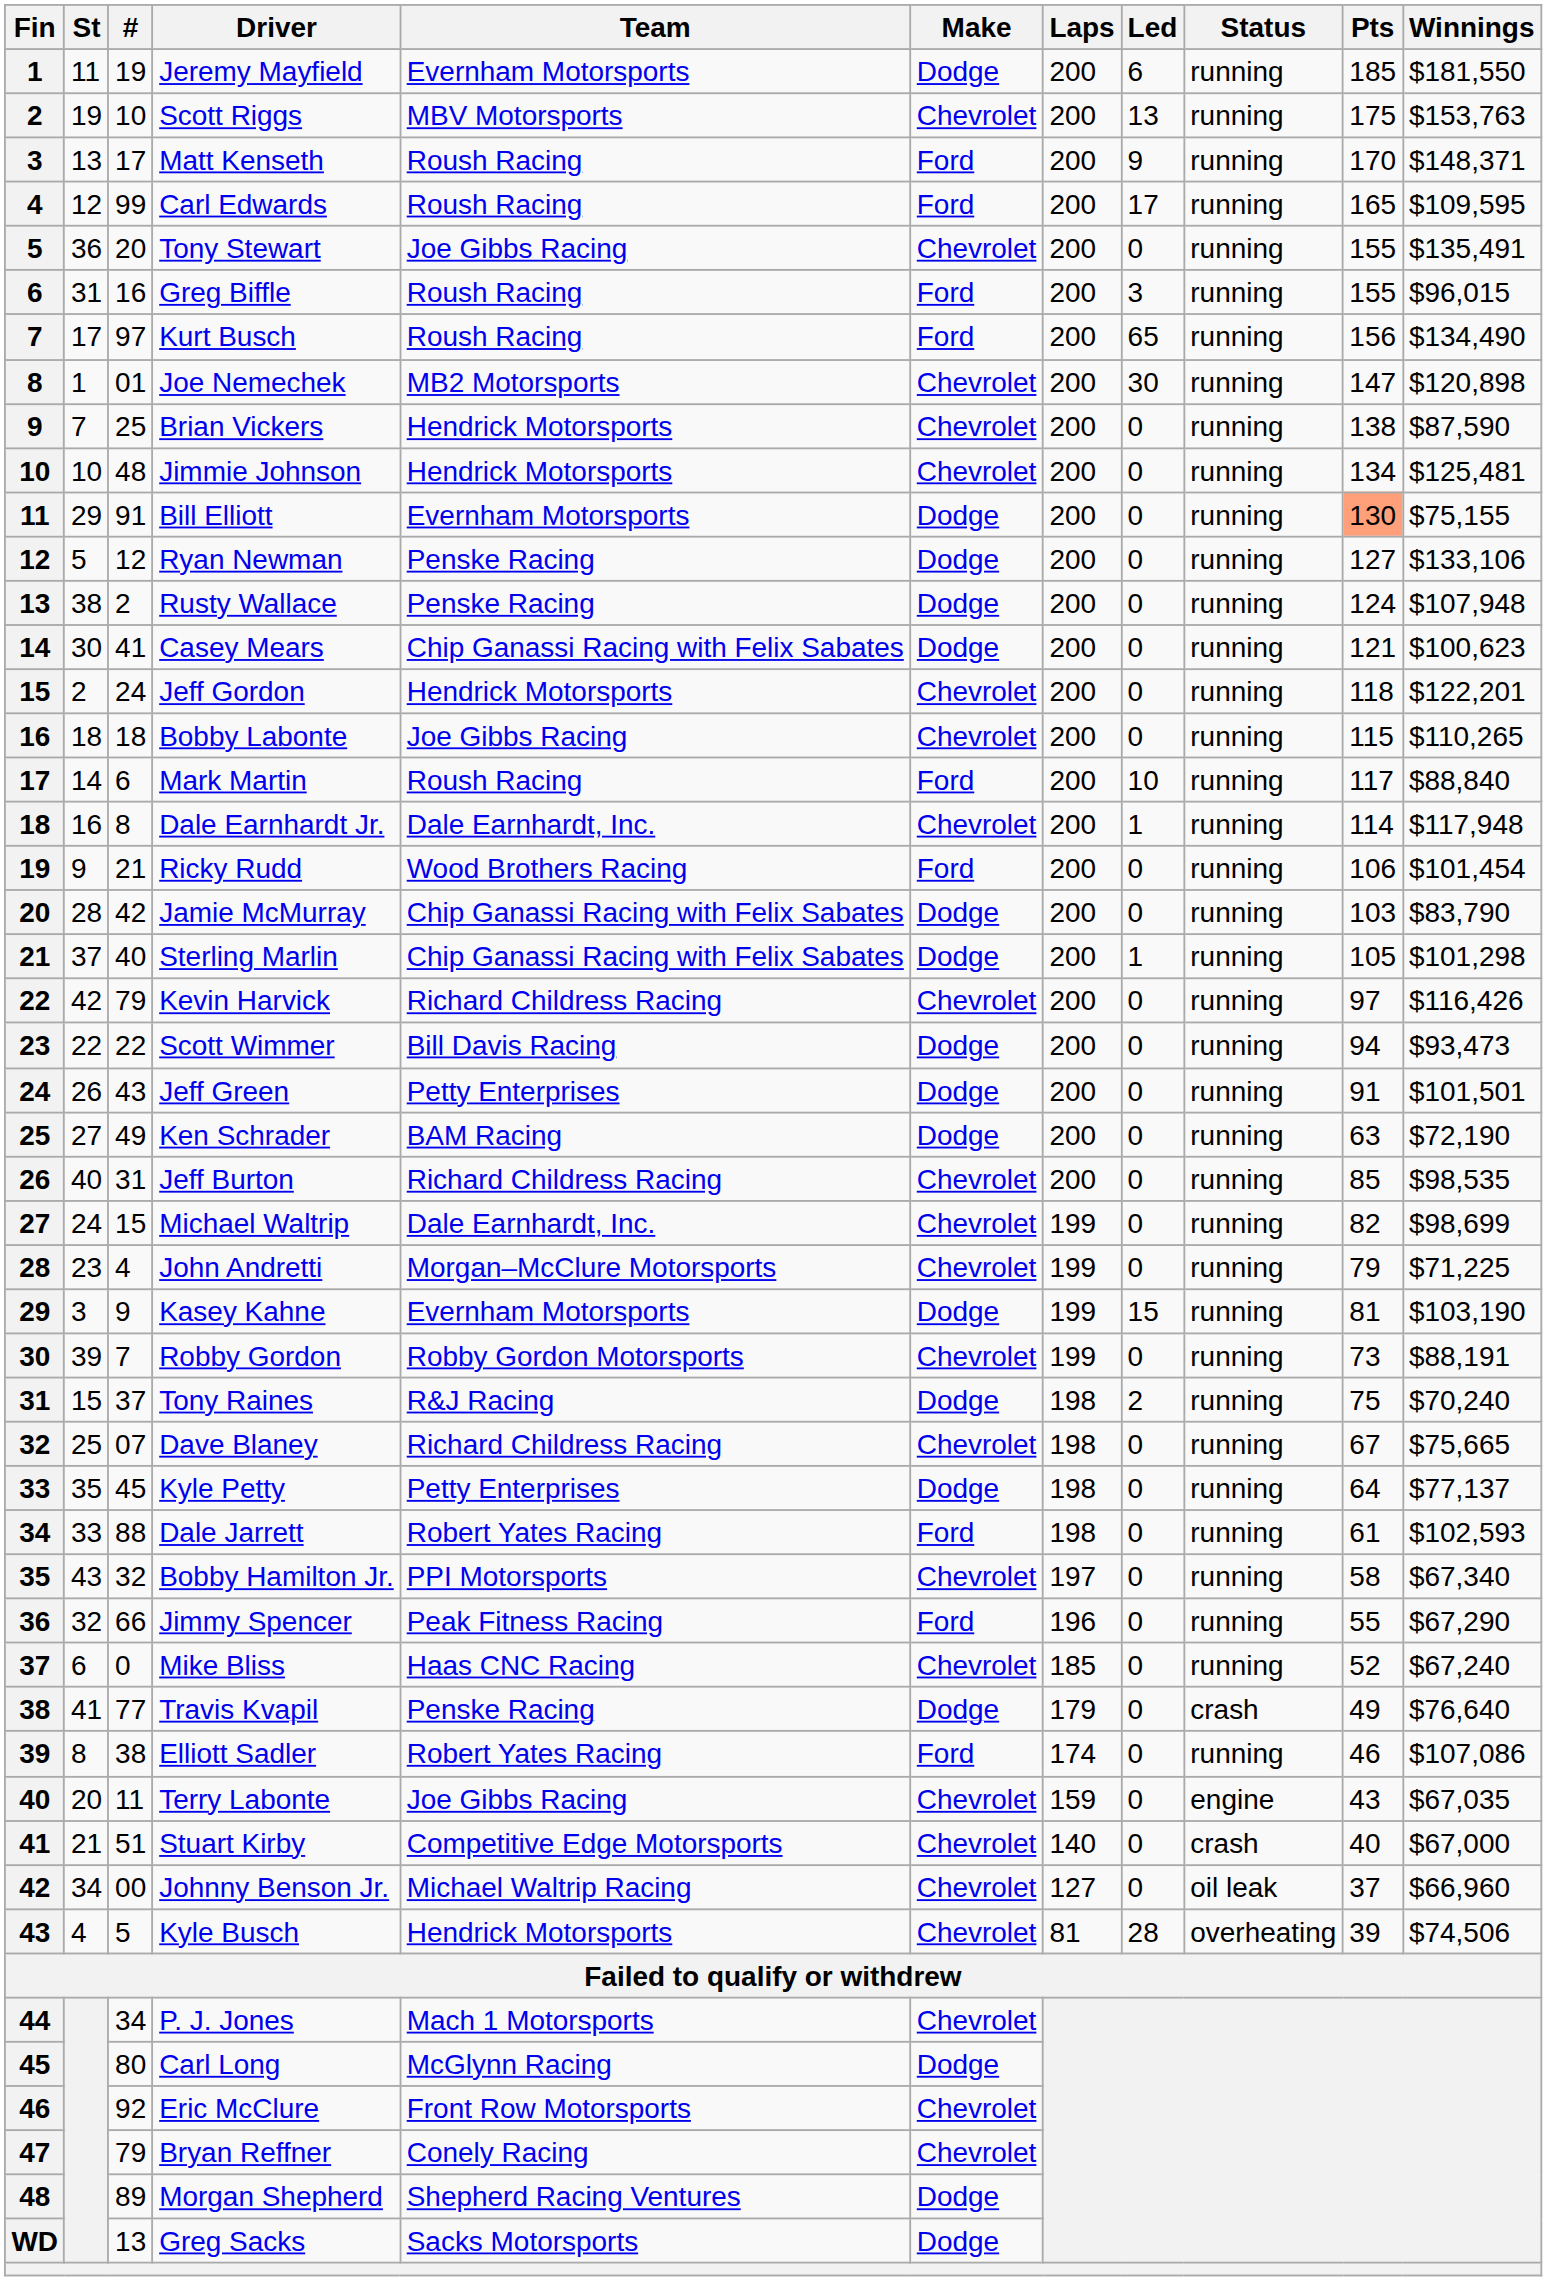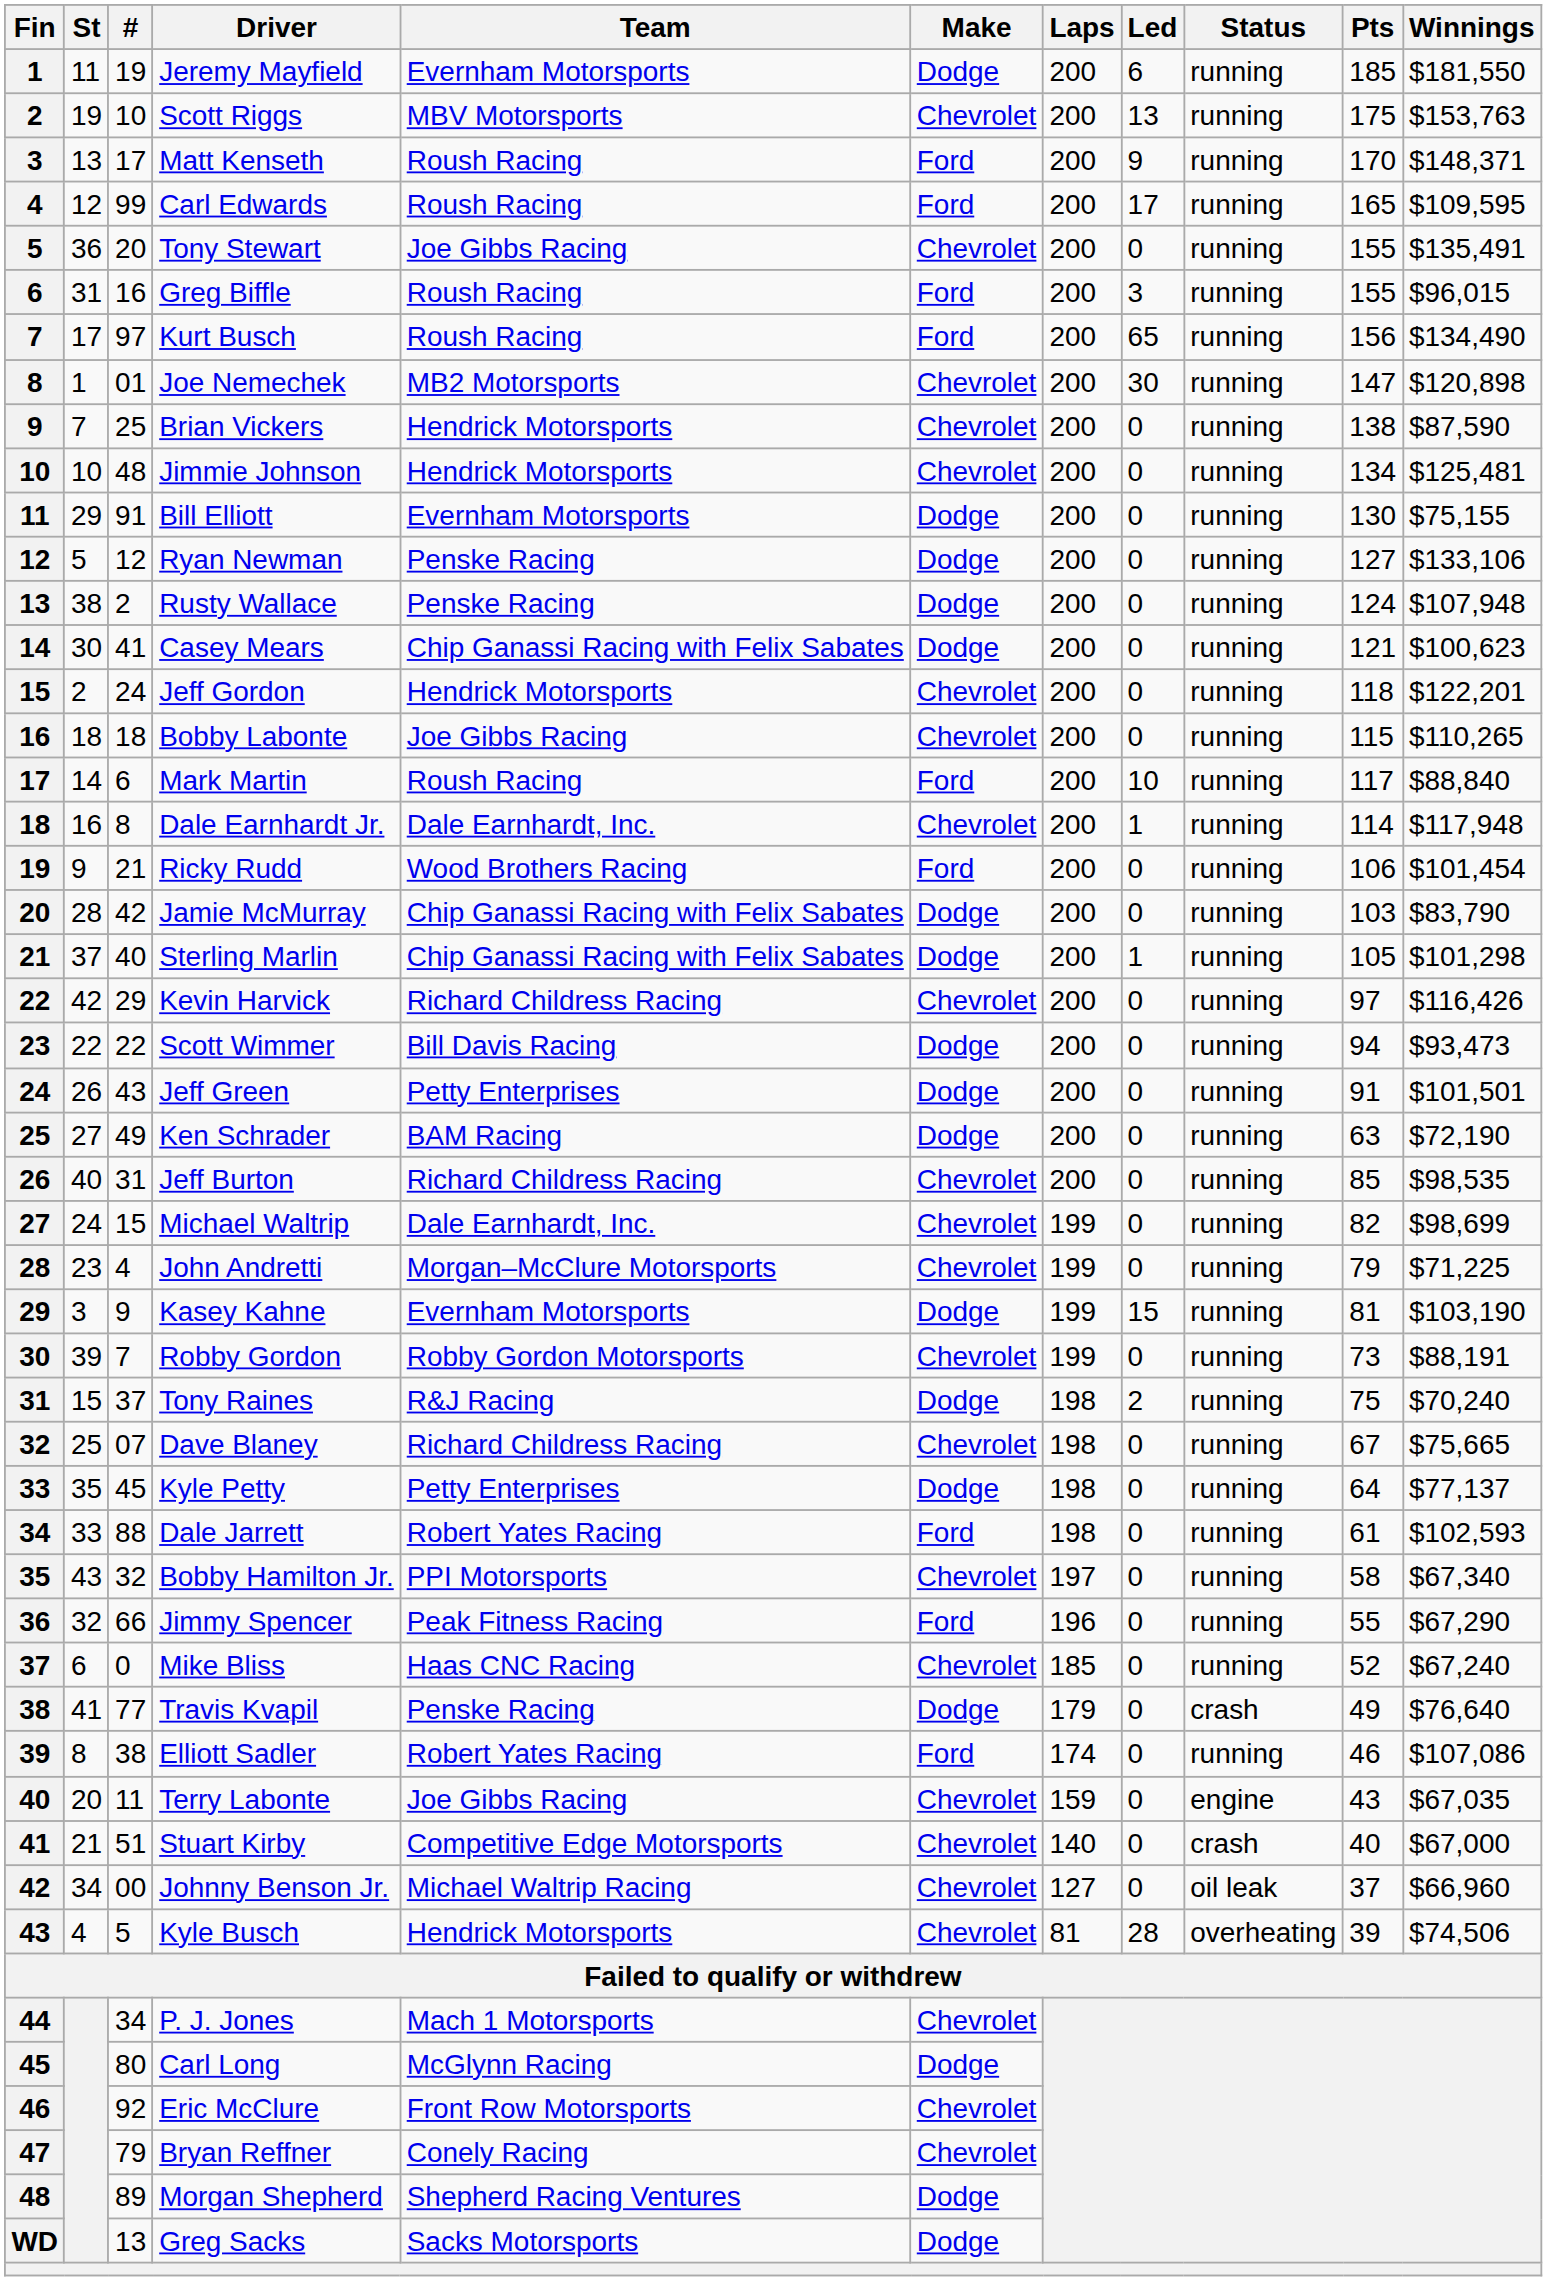(1373, 514) lightsalmon background -> (1373, 514) no background
(131, 1001) 79 -> (131, 1001) 29
